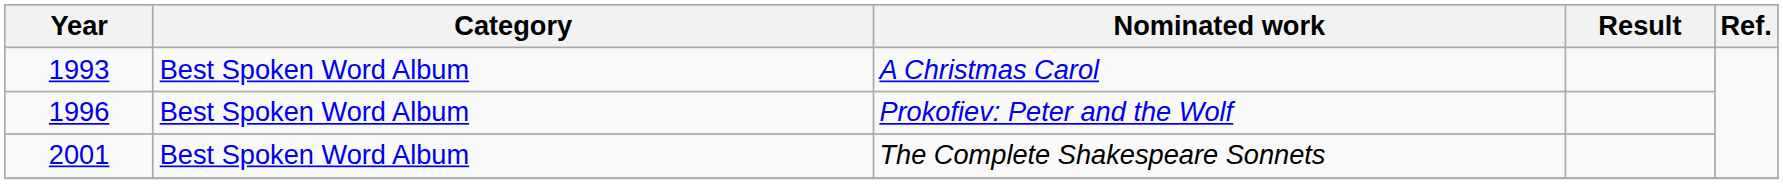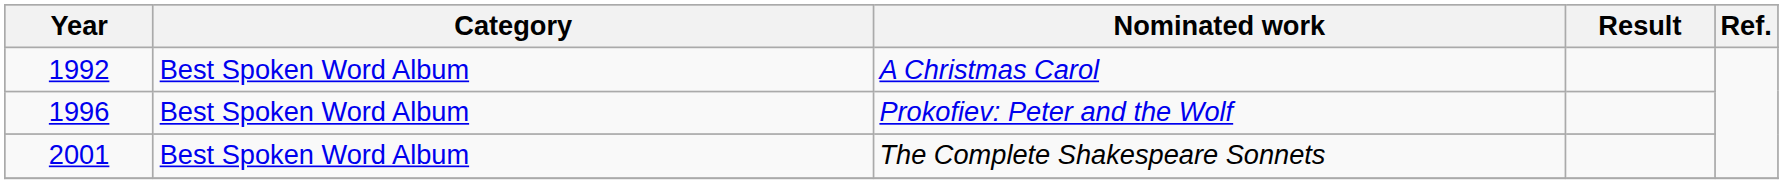(79, 69) 1993 -> (79, 69) 1992
